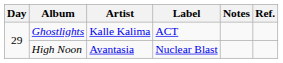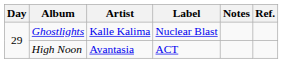(167, 31) ACT -> (187, 31) Nuclear Blast
(187, 49) Nuclear Blast -> (167, 49) ACT
